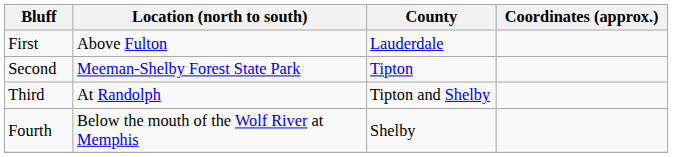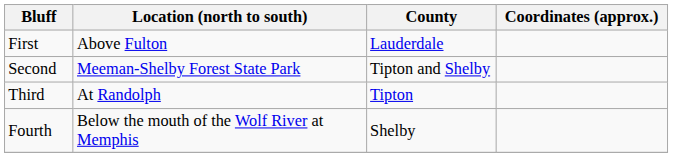(392, 69) Tipton -> (430, 69) Tipton and Shelby
(430, 95) Tipton and Shelby -> (392, 95) Tipton
